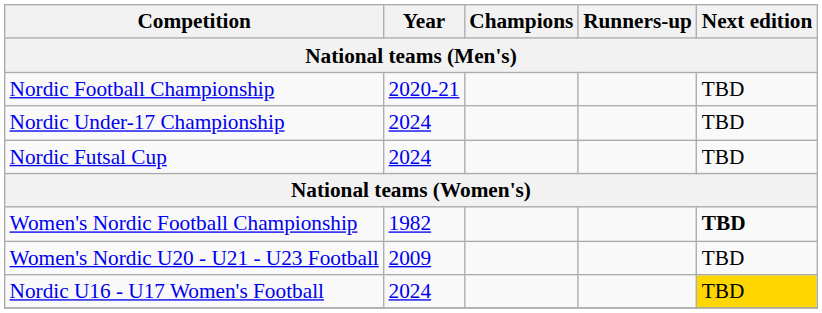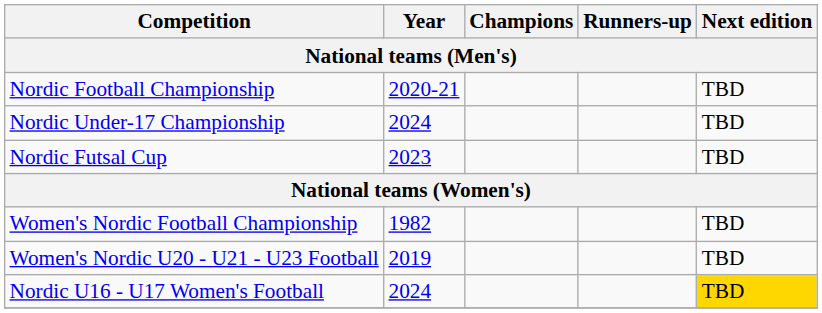(410, 156) 2024 -> (410, 156) 2023
(724, 223) bold -> (723, 223) normal
(410, 257) 2009 -> (410, 257) 2019
